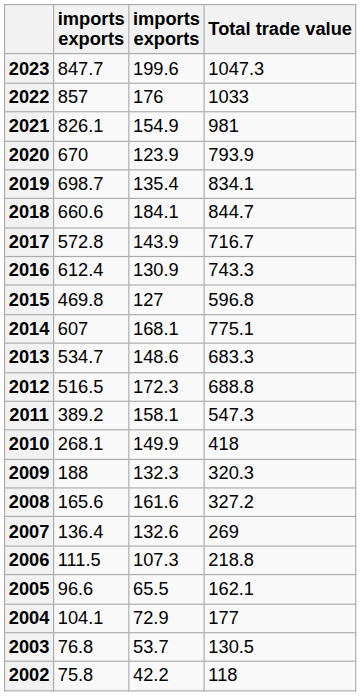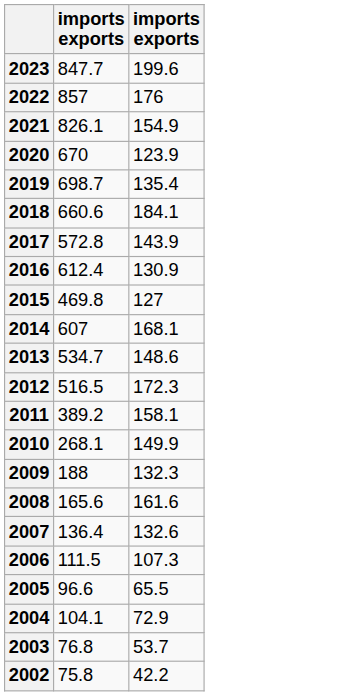- column: (280, 29)
